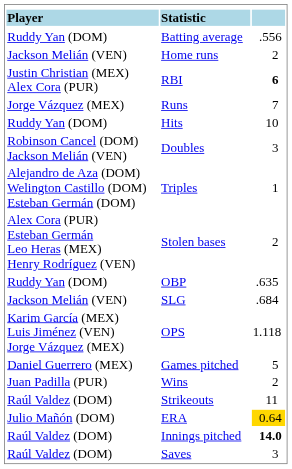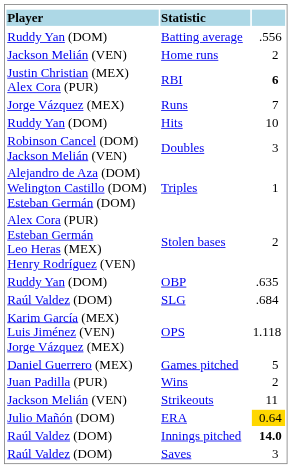(67, 299) Jackson Melián (VEN) -> (60, 299) Raúl Valdez (DOM)
(60, 400) Raúl Valdez (DOM) -> (67, 400) Jackson Melián (VEN)
